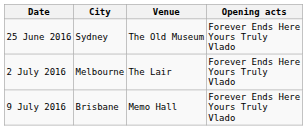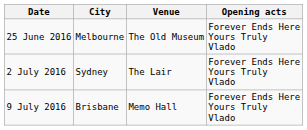(92, 37) Sydney -> (100, 37) Melbourne
(100, 72) Melbourne -> (92, 72) Sydney
